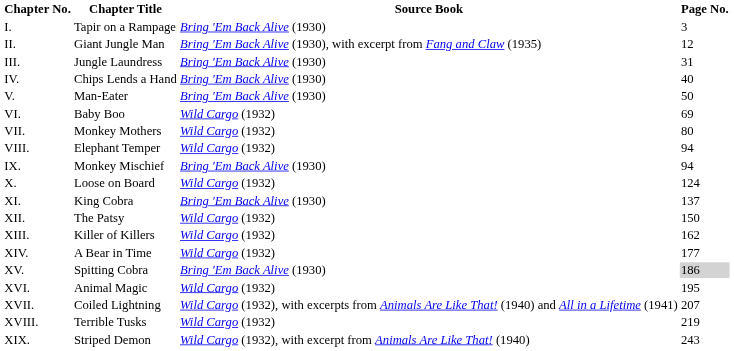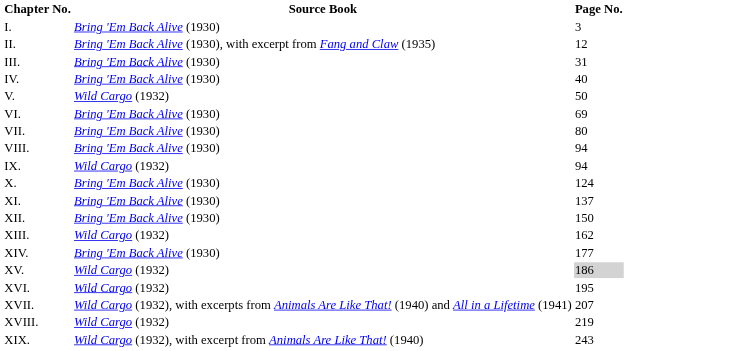- column: (125, 9)
(253, 96) Bring 'Em Back Alive (1930) -> (122, 96) Wild Cargo (1932)
(228, 113) Wild Cargo (1932) -> (147, 113) Bring 'Em Back Alive (1930)
(228, 131) Wild Cargo (1932) -> (147, 131) Bring 'Em Back Alive (1930)
(228, 148) Wild Cargo (1932) -> (147, 148) Bring 'Em Back Alive (1930)
(253, 166) Bring 'Em Back Alive (1930) -> (122, 166) Wild Cargo (1932)
(228, 183) Wild Cargo (1932) -> (147, 183) Bring 'Em Back Alive (1930)
(228, 218) Wild Cargo (1932) -> (147, 218) Bring 'Em Back Alive (1930)
(228, 252) Wild Cargo (1932) -> (147, 252) Bring 'Em Back Alive (1930)
(253, 270) Bring 'Em Back Alive (1930) -> (122, 270) Wild Cargo (1932)
